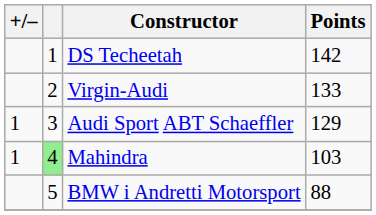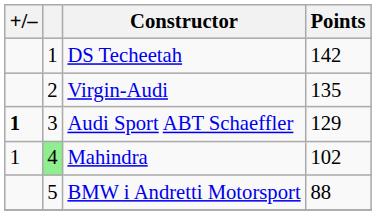(326, 89) 133 -> (326, 89) 135
(15, 123) normal -> (15, 123) bold
(326, 157) 103 -> (326, 157) 102
